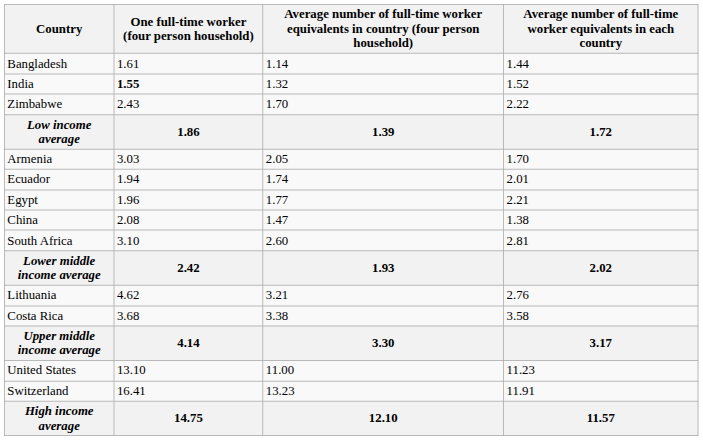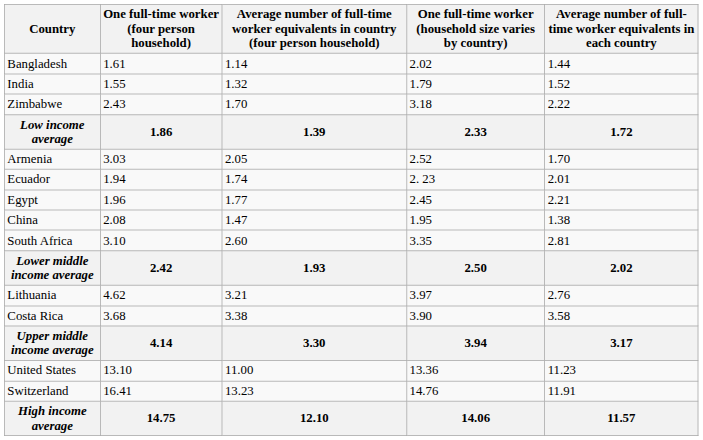+ column: (476, 29)
(128, 84) bold -> (114, 84) normal
